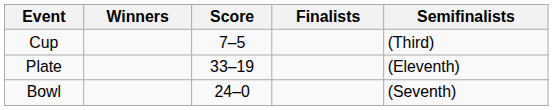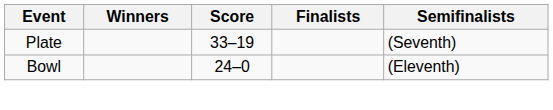- row: (44, 42)
(424, 67) (Eleventh) -> (422, 42) (Seventh)
(422, 92) (Seventh) -> (424, 67) (Eleventh)
